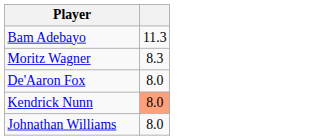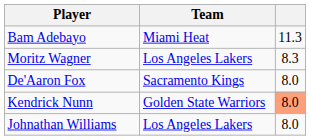+ column: (207, 15)
